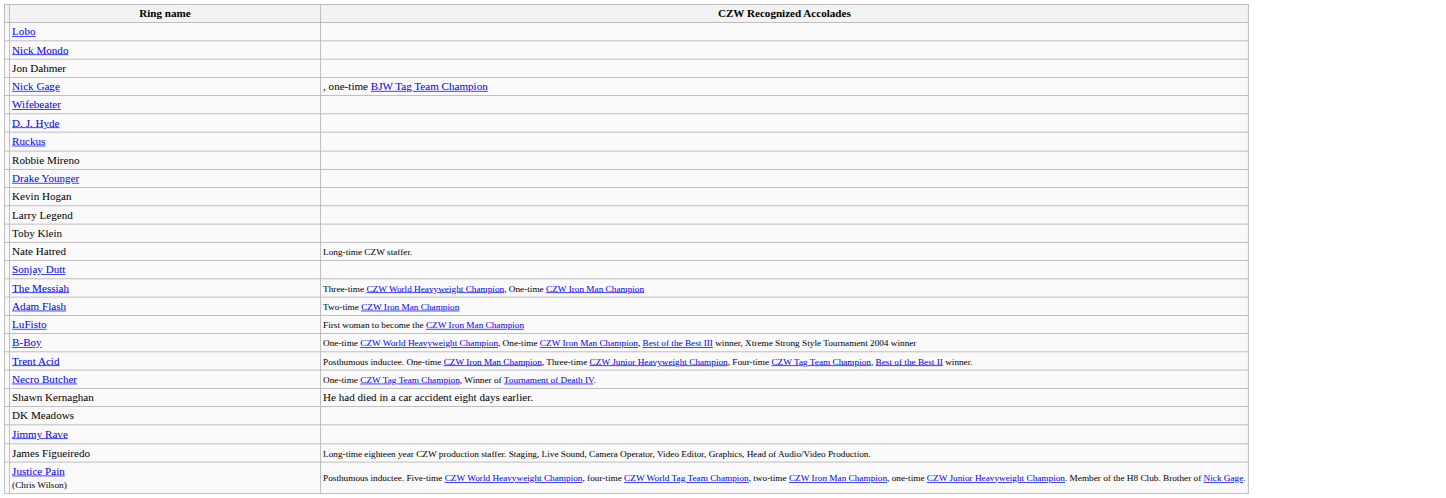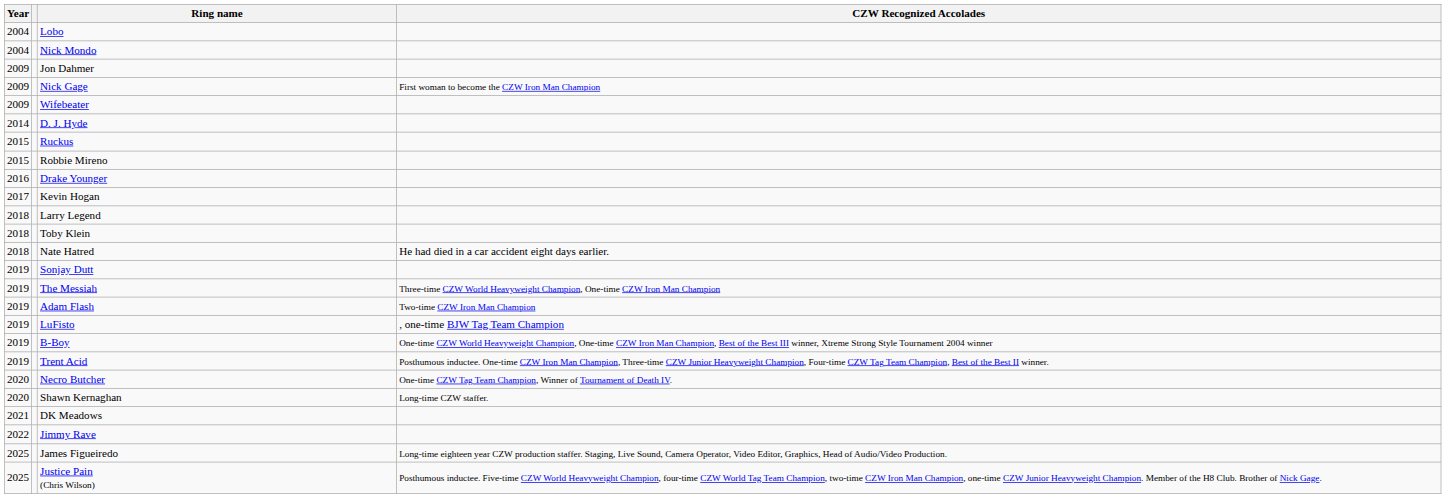+ column: (18, 13)
(405, 87) , one-time BJW Tag Team Champion -> (500, 88) First woman to become the CZW Iron Man Champion
(368, 252) Long-time CZW staffer. -> (504, 251) He had died in a car accident eight days earlier.
(424, 325) First woman to become the CZW Iron Man Champion -> (482, 324) , one-time BJW Tag Team Champion
(428, 398) He had died in a car accident eight days earlier. -> (444, 399) Long-time CZW staffer.
